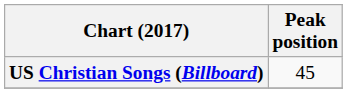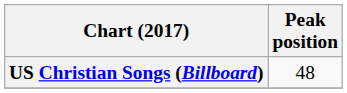(305, 72) 45 -> (305, 72) 48
